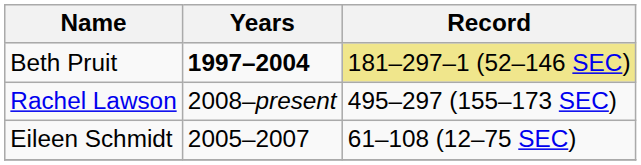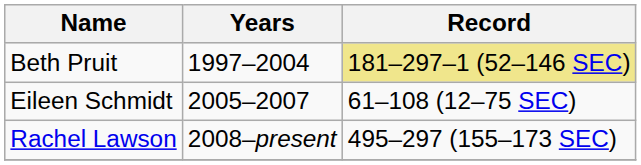(249, 62) bold -> (249, 62) normal
rows swapped: (91, 139) <-> (94, 100)
